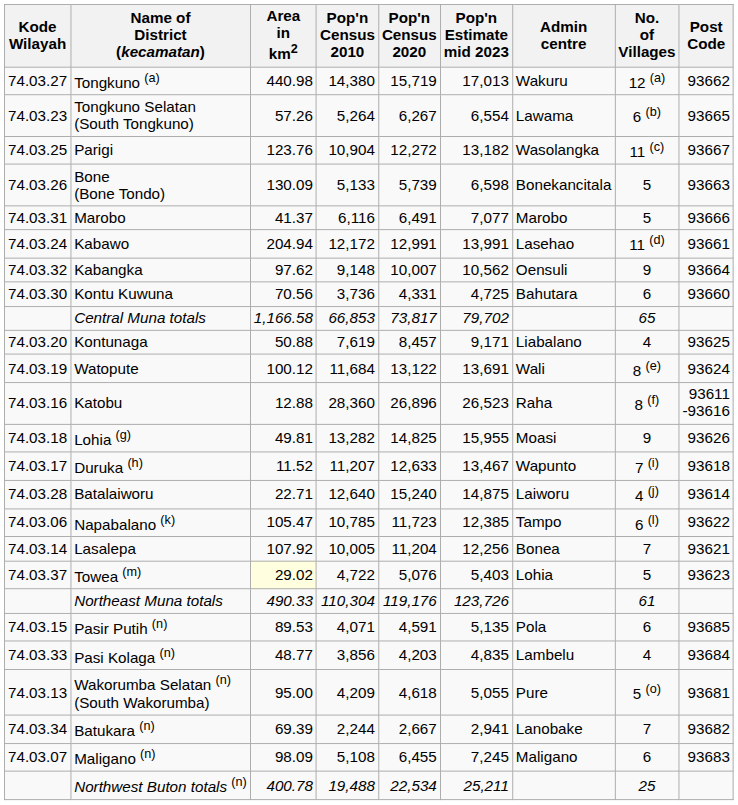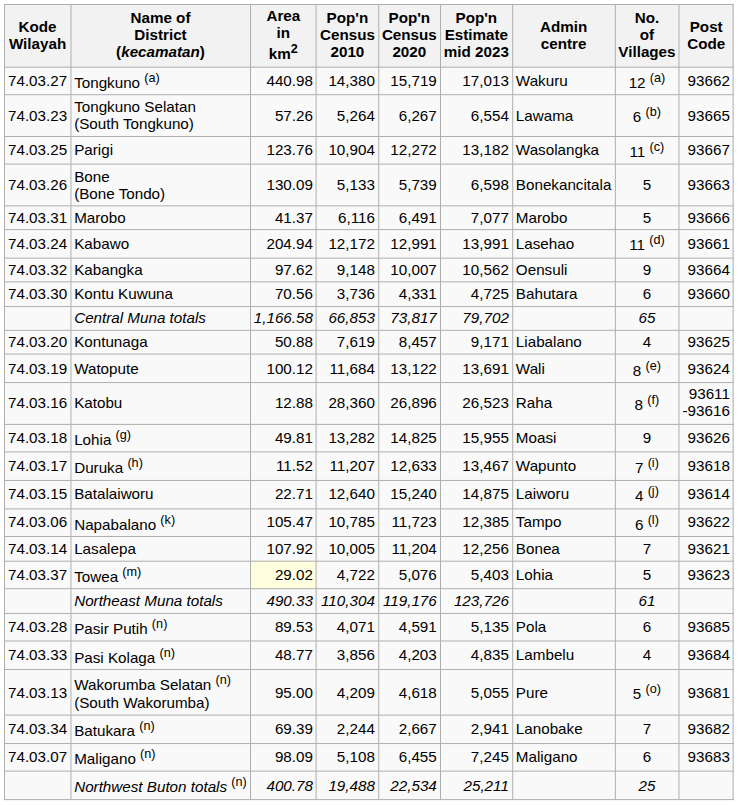(38, 494) 74.03.28 -> (38, 494) 74.03.15
(38, 627) 74.03.15 -> (38, 627) 74.03.28
